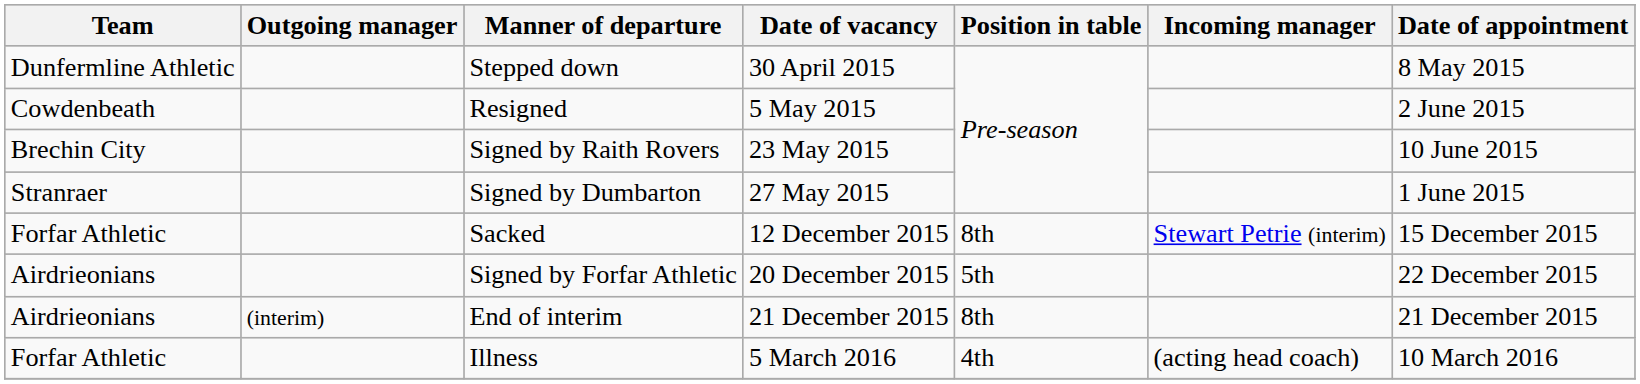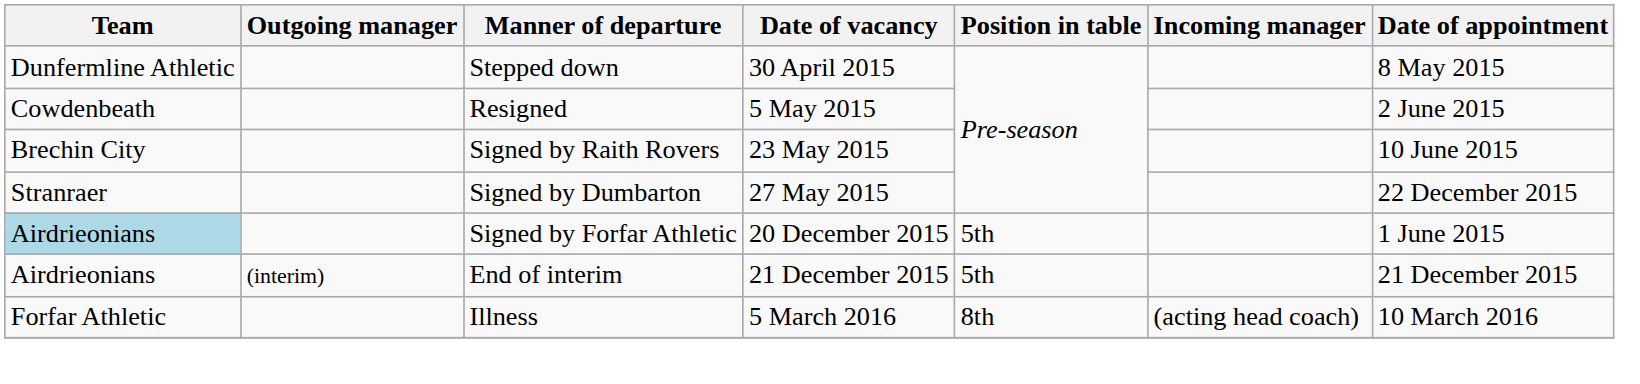(1461, 191) 1 June 2015 -> (1478, 191) 22 December 2015
- row: (507, 233)
(83, 274) no background -> (83, 233) lightblue background
(1498, 274) 22 December 2015 -> (1441, 233) 1 June 2015
(978, 316) 8th -> (978, 274) 5th
(978, 358) 4th -> (978, 316) 8th
